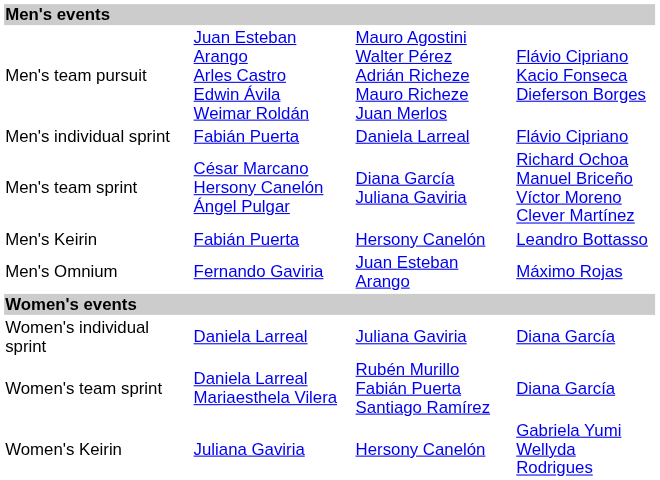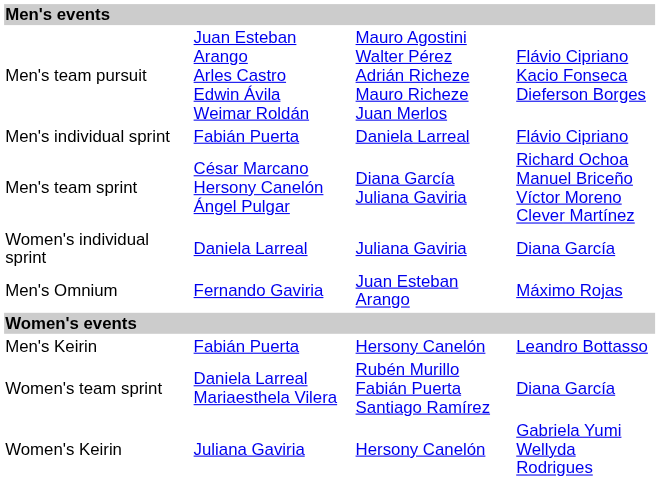rows swapped: (51, 239) <-> (77, 336)
